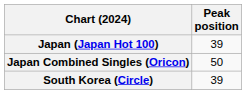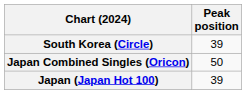rows swapped: (98, 44) <-> (98, 80)
